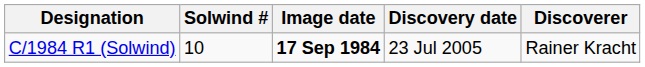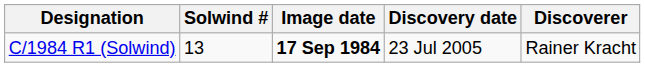(194, 47) 10 -> (194, 47) 13
